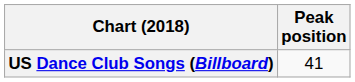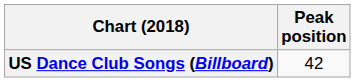(314, 63) 41 -> (314, 63) 42
